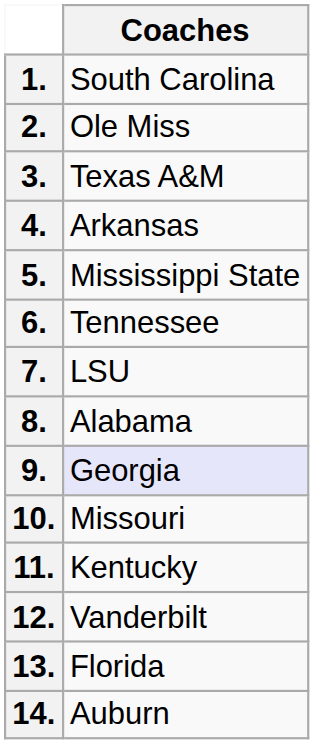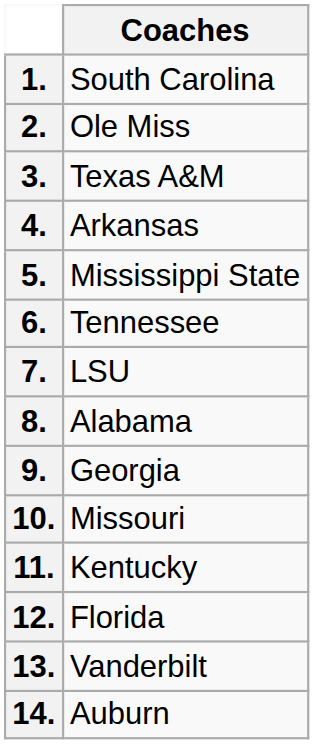(125, 470) lavender background -> (125, 470) no background
(138, 617) Vanderbilt -> (117, 617) Florida
(117, 666) Florida -> (138, 666) Vanderbilt
